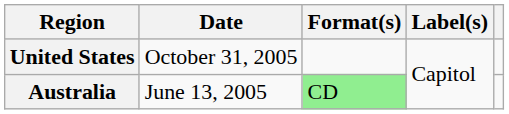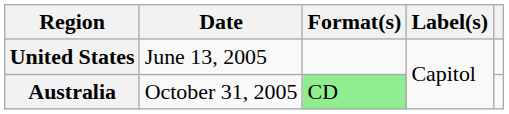(221, 56) October 31, 2005 -> (206, 56) June 13, 2005
(206, 91) June 13, 2005 -> (221, 91) October 31, 2005
